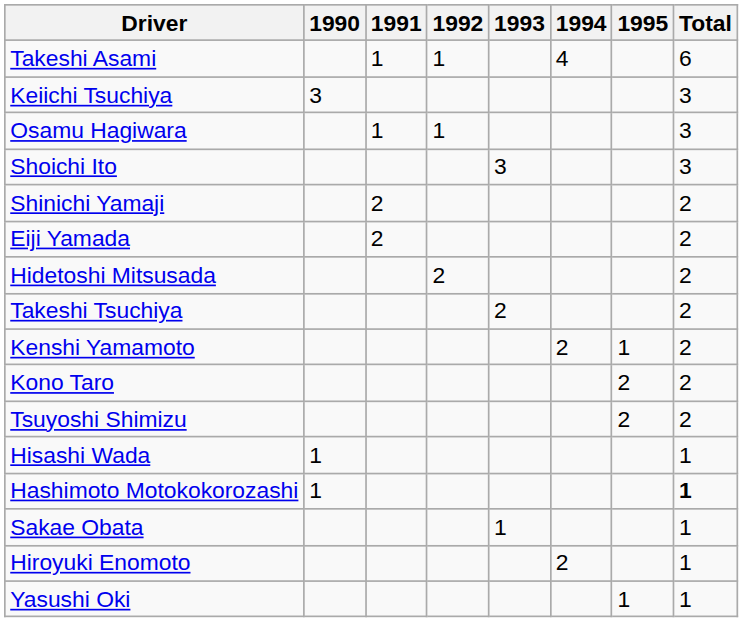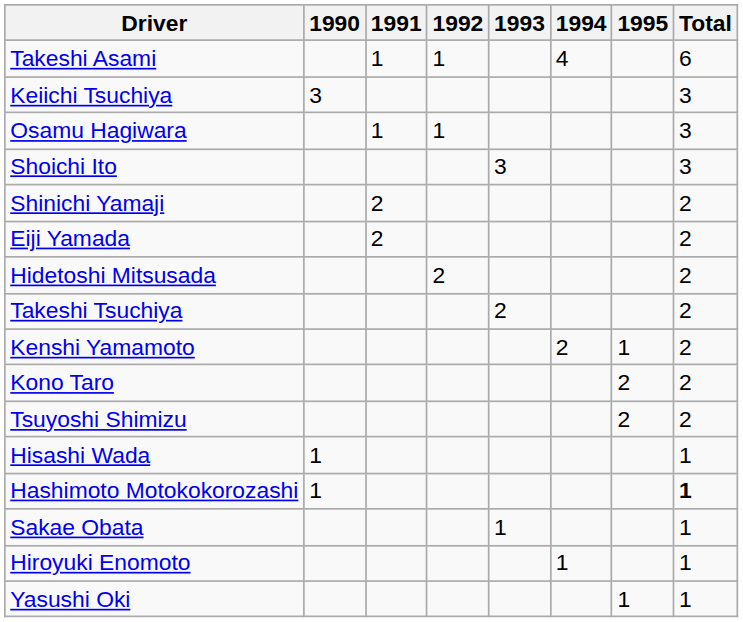(562, 563) 2 -> (562, 563) 1
